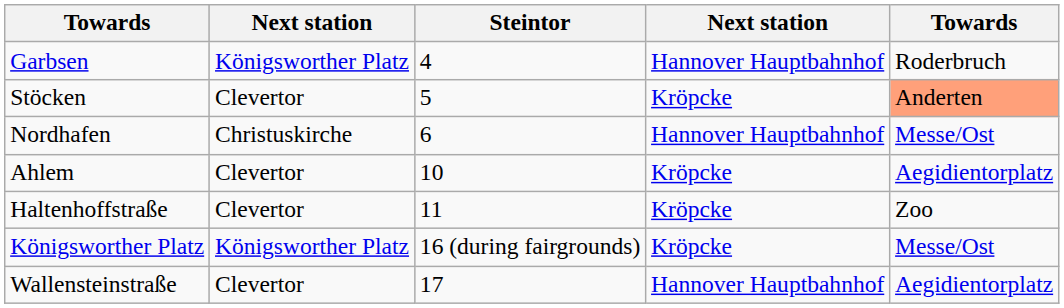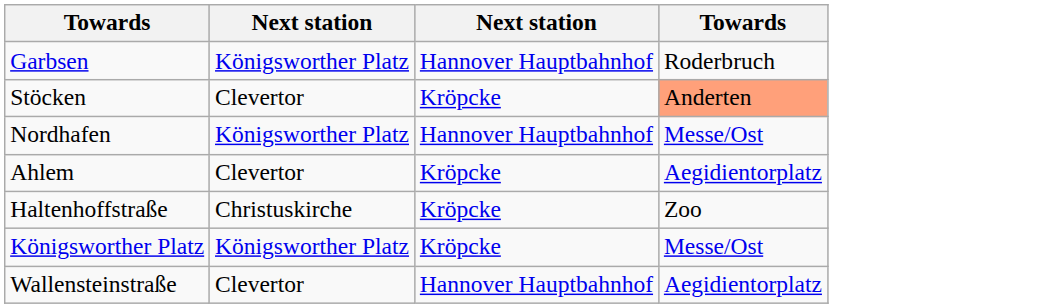- column: (530, 23)
(284, 135) Christuskirche -> (312, 135) Königsworther Platz
(259, 209) Clevertor -> (284, 209) Christuskirche
